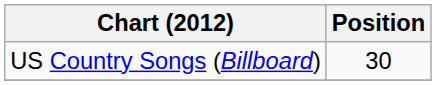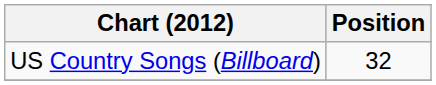(378, 60) 30 -> (378, 60) 32
